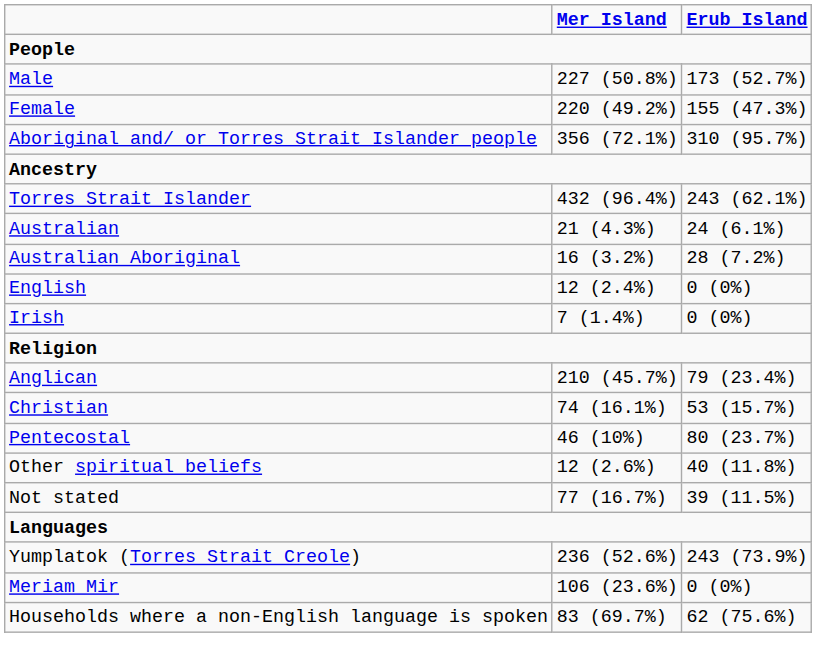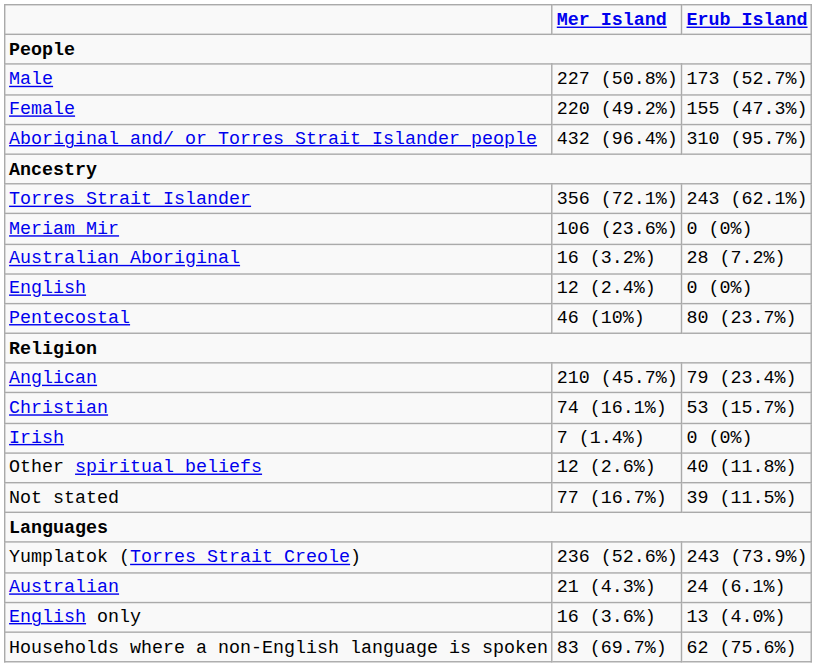(617, 139) 356 (72.1%) -> (617, 139) 432 (96.4%)
(617, 199) 432 (96.4%) -> (617, 199) 356 (72.1%)
rows swapped: (64, 229) <-> (64, 587)
rows swapped: (37, 318) <-> (70, 438)
+ row: (75, 617)
